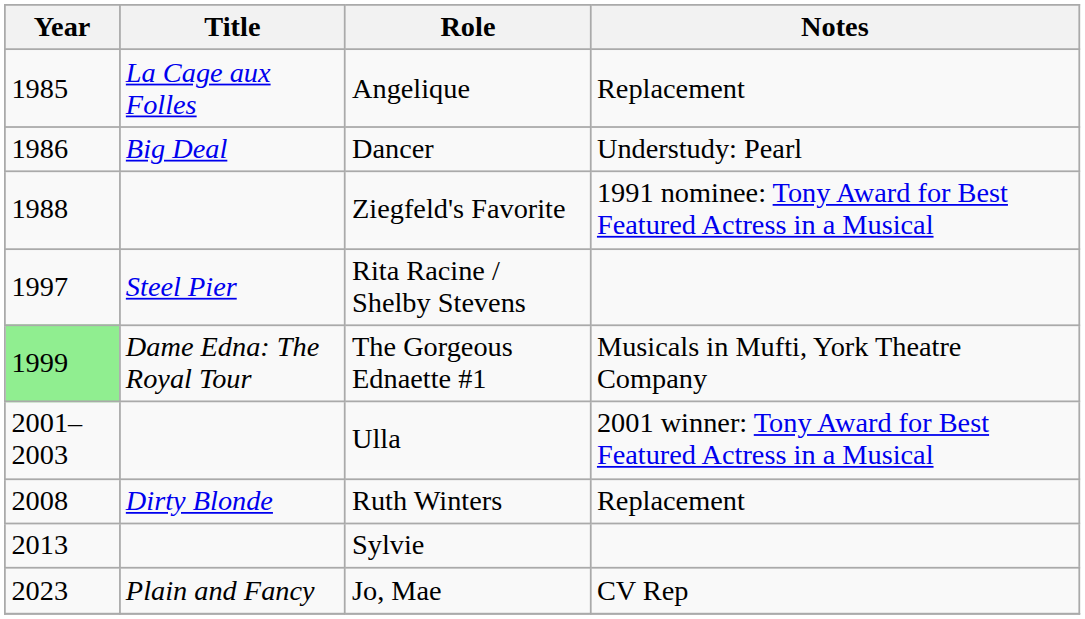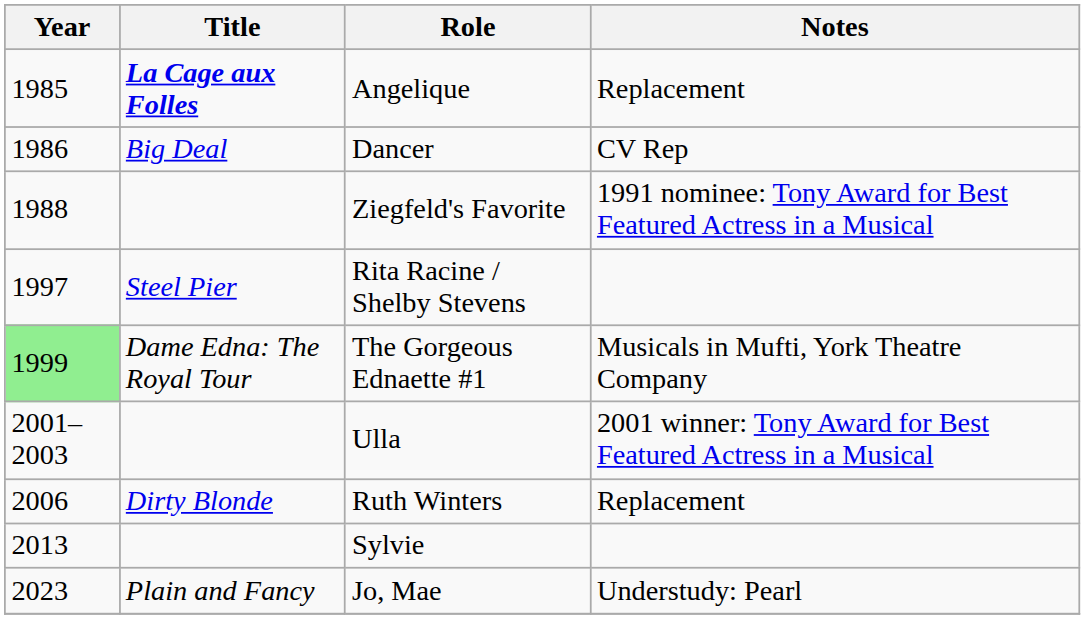(198, 87) normal -> (201, 87) bold
(700, 148) Understudy: Pearl -> (643, 148) CV Rep
(40, 500) 2008 -> (40, 500) 2006
(643, 590) CV Rep -> (700, 590) Understudy: Pearl
